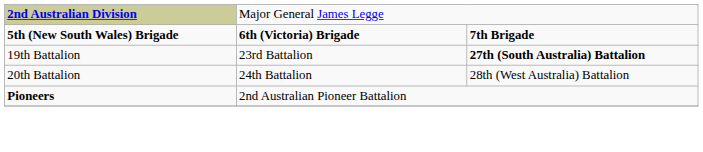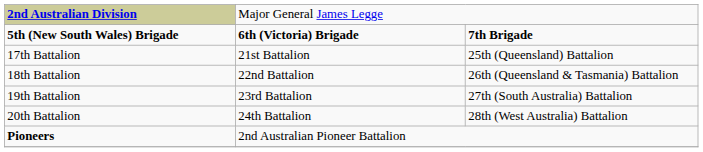+ row: (44, 55)
+ row: (44, 75)
(557, 55) bold -> (550, 95) normal
